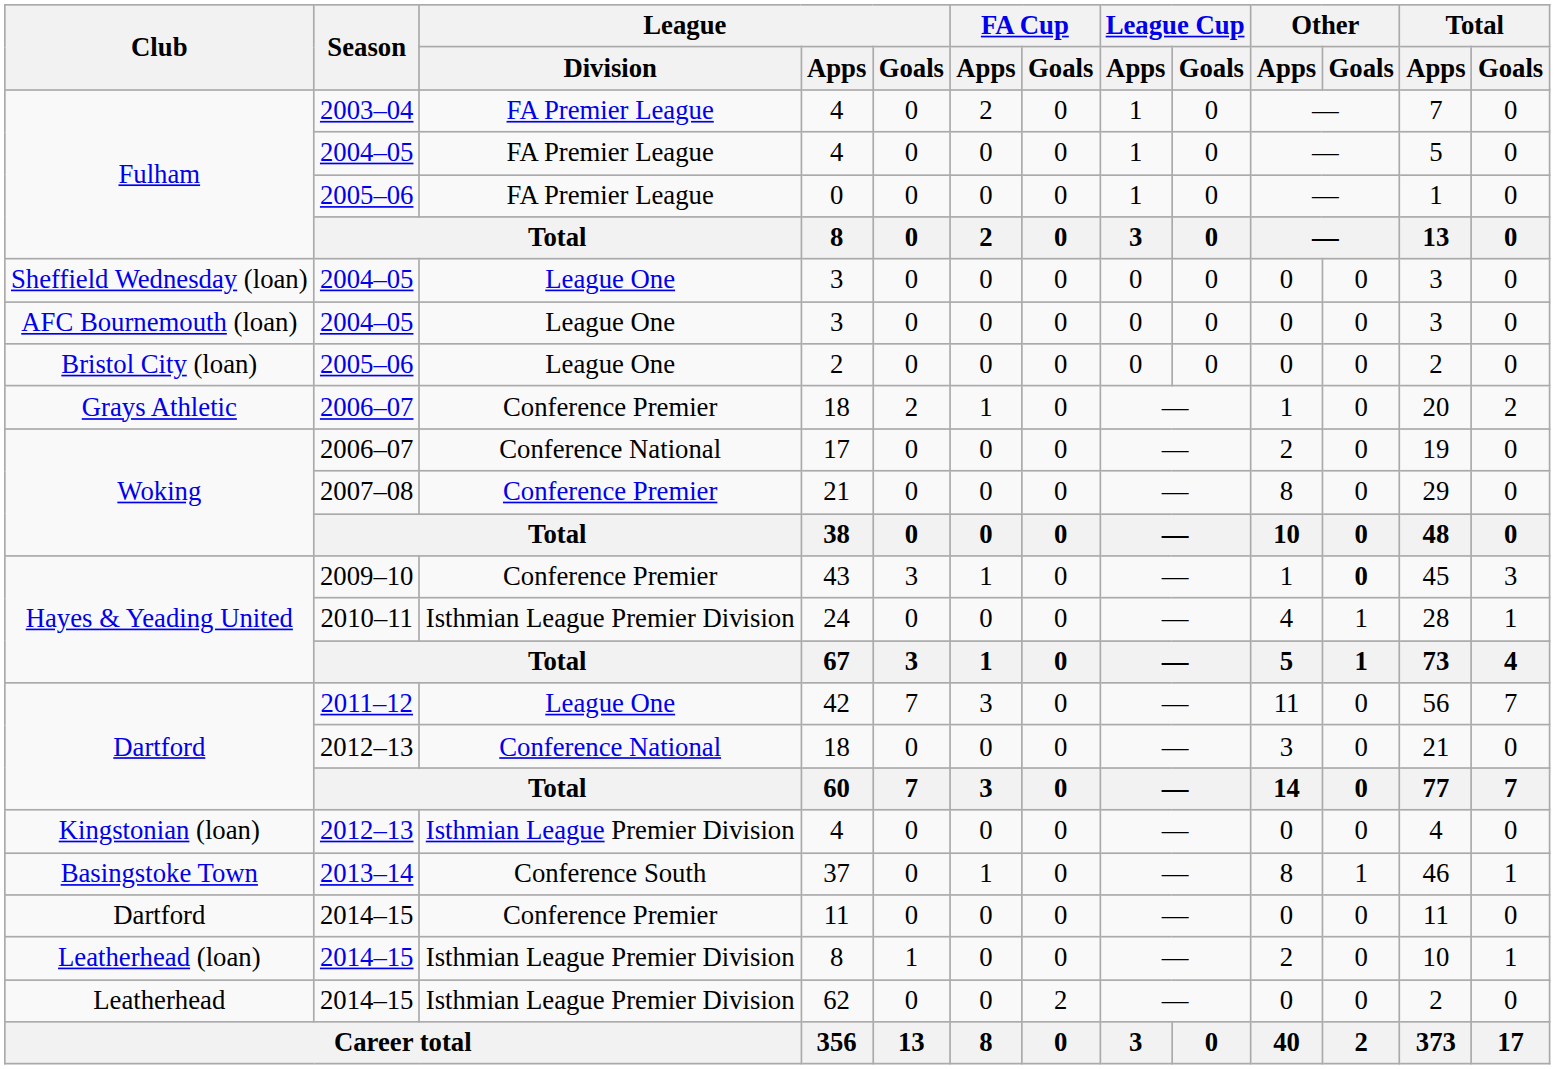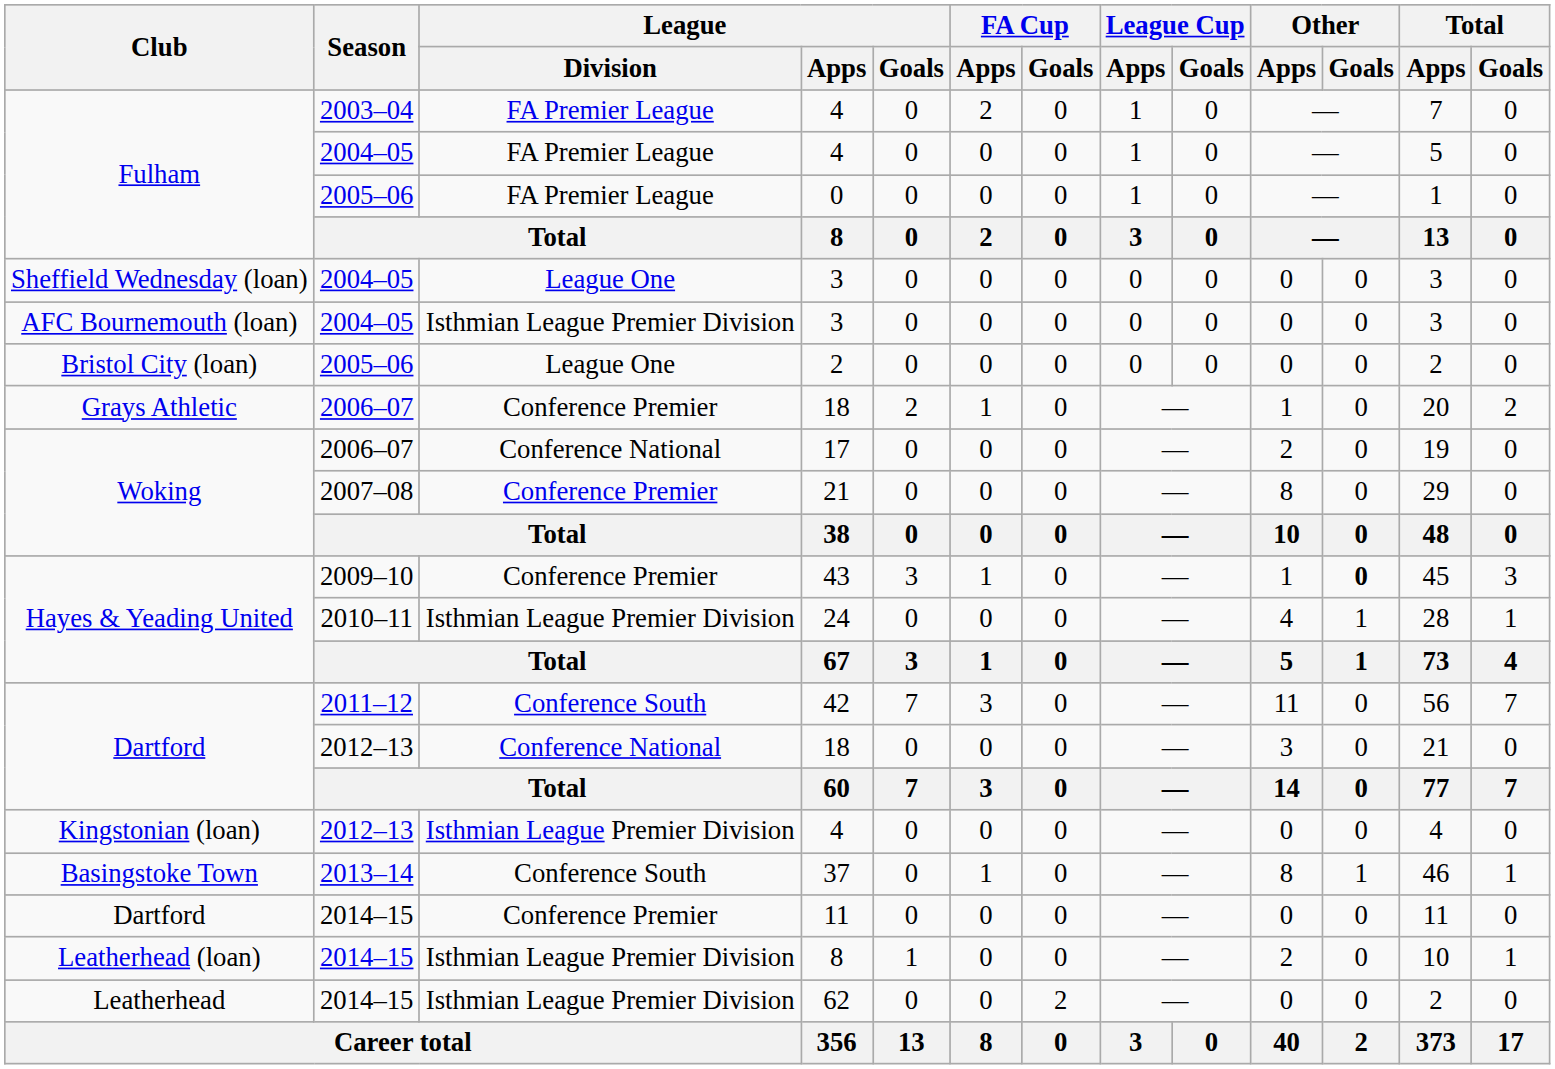(610, 322) League One -> (610, 322) Isthmian League Premier Division
(610, 703) League One -> (610, 703) Conference South
